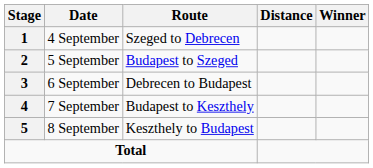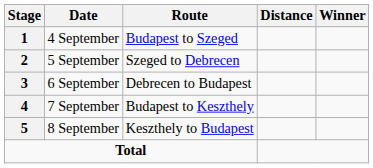(183, 38) Szeged to Debrecen -> (182, 38) Budapest to Szeged
(182, 60) Budapest to Szeged -> (183, 60) Szeged to Debrecen
